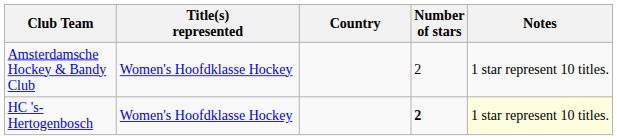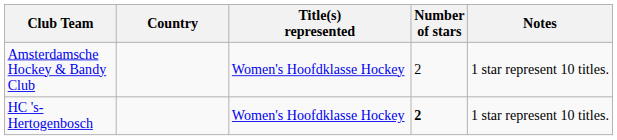columns swapped: (355, 23) <-> (208, 23)
(540, 115) lightyellow background -> (540, 115) no background
